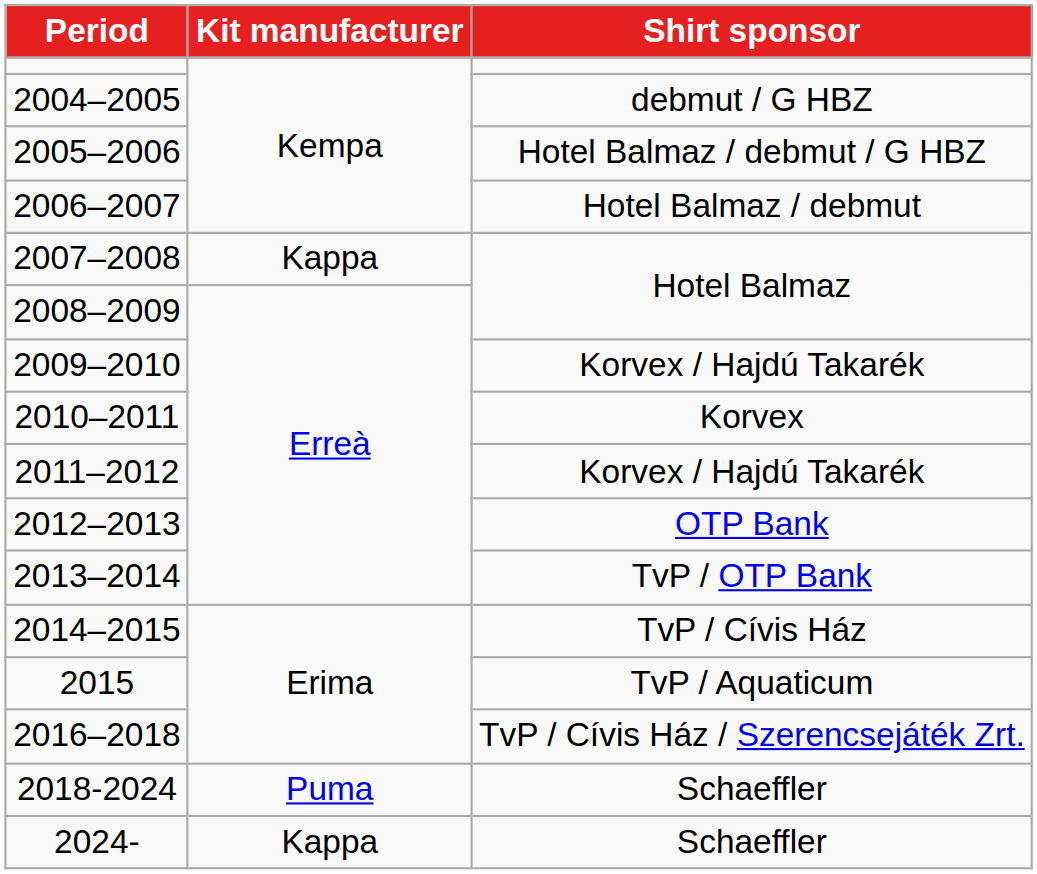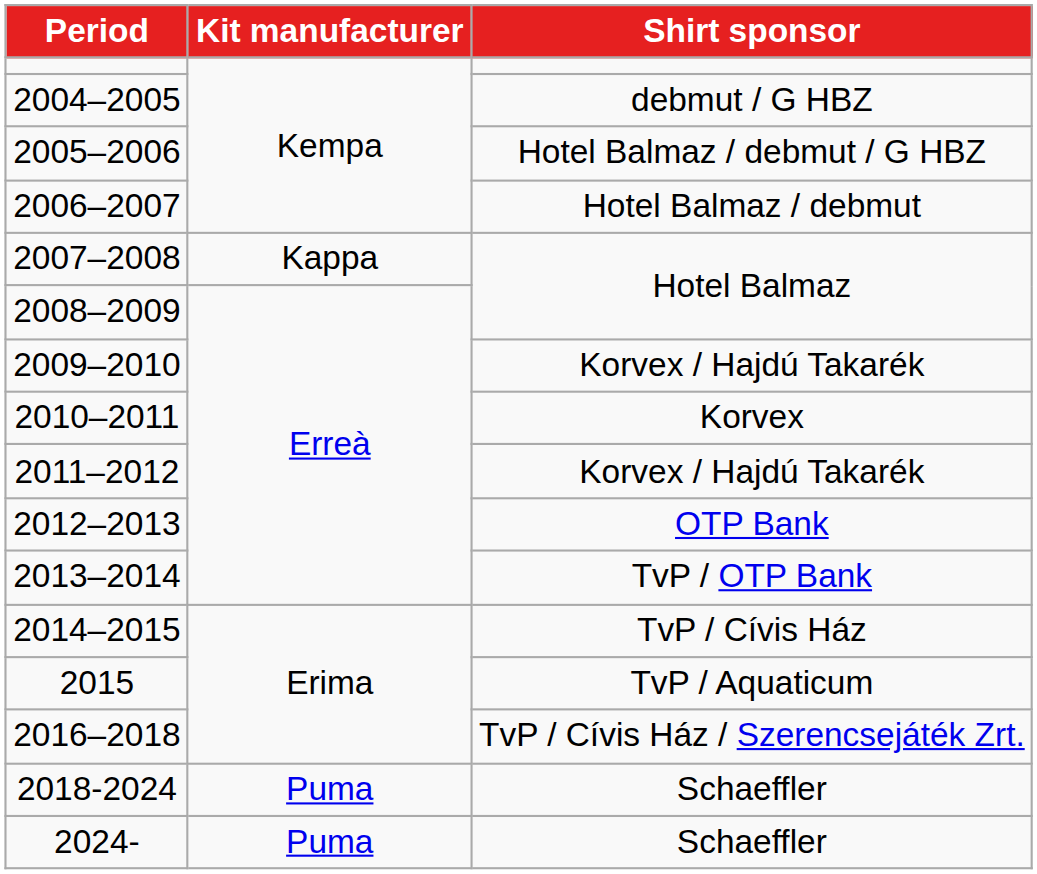(330, 841) Kappa -> (330, 841) Puma
